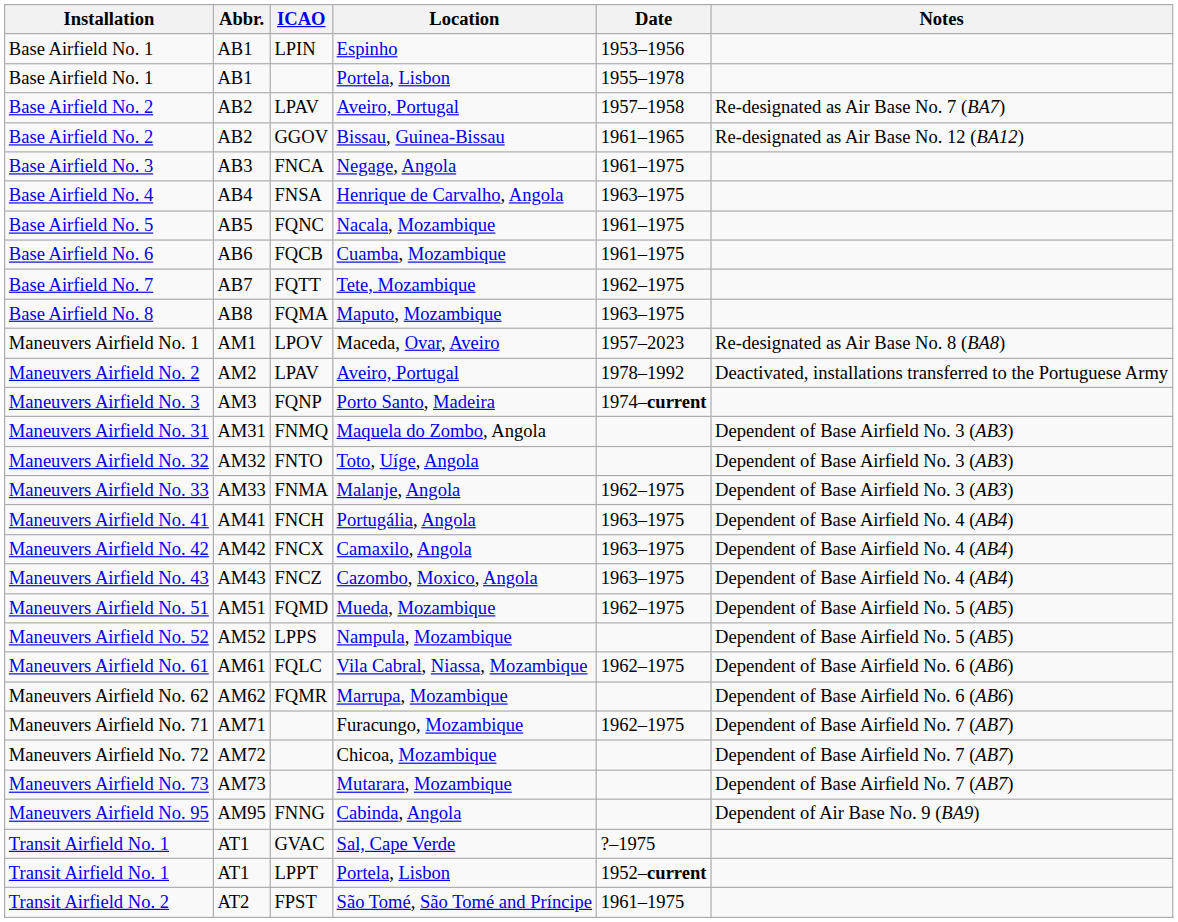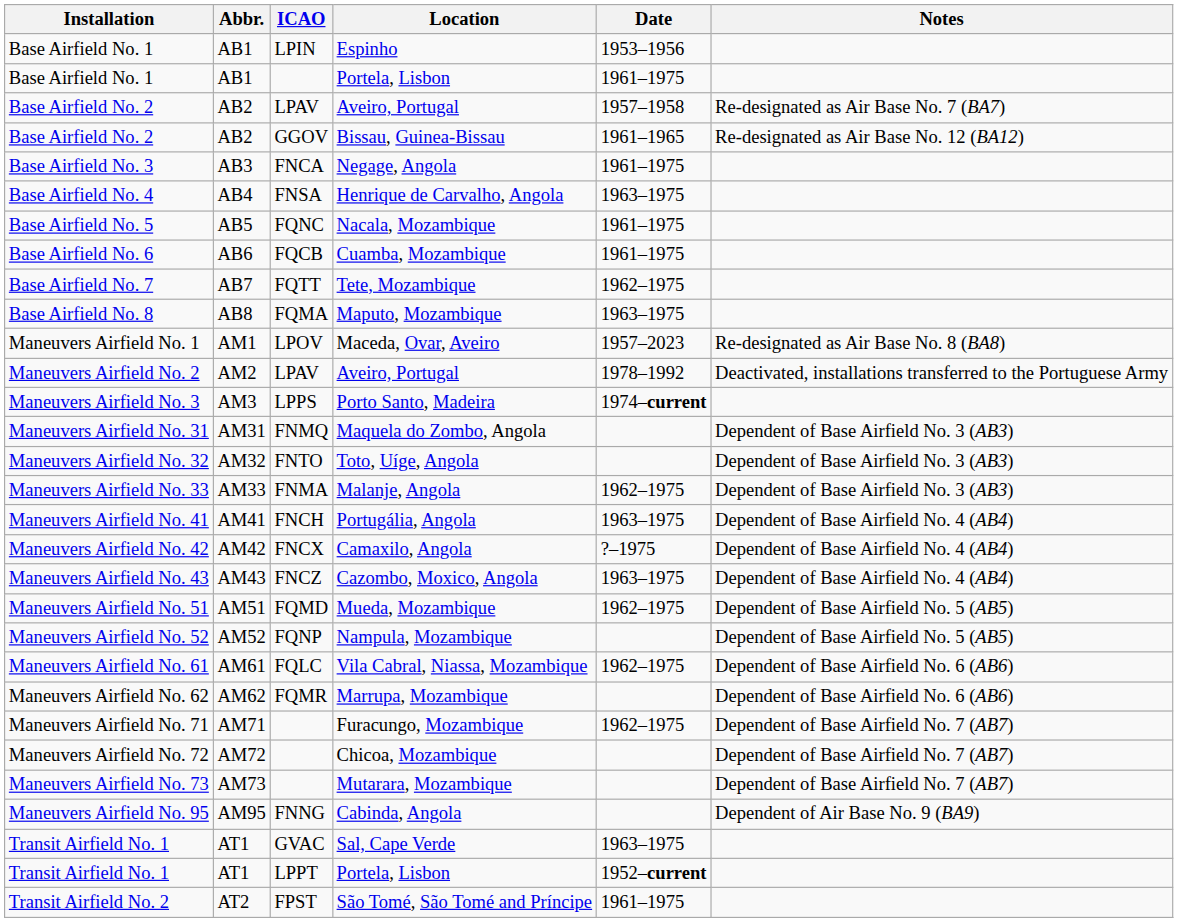(642, 78) 1955–1978 -> (642, 78) 1961–1975
(298, 401) FQNP -> (296, 401) LPPS
(642, 549) 1963–1975 -> (628, 549) ?–1975
(296, 637) LPPS -> (298, 637) FQNP
(628, 843) ?–1975 -> (642, 843) 1963–1975
